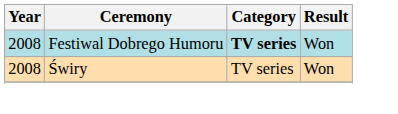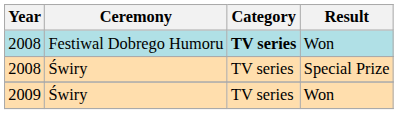(319, 69) Won -> (347, 69) Special Prize
+ row: (25, 95)
